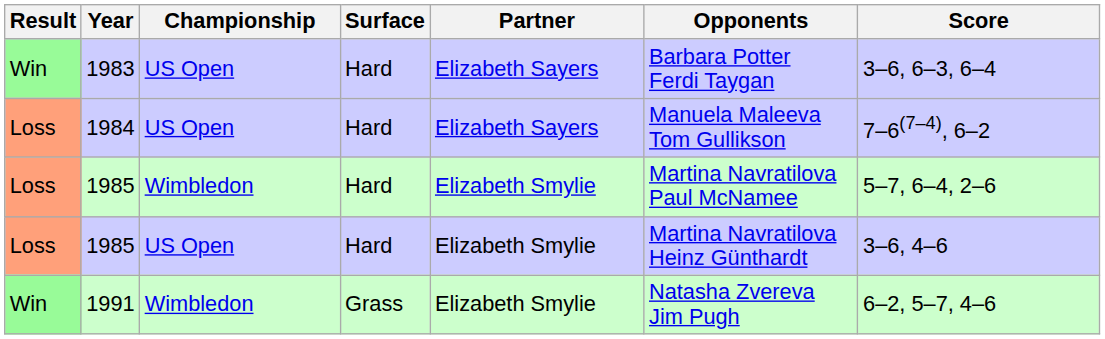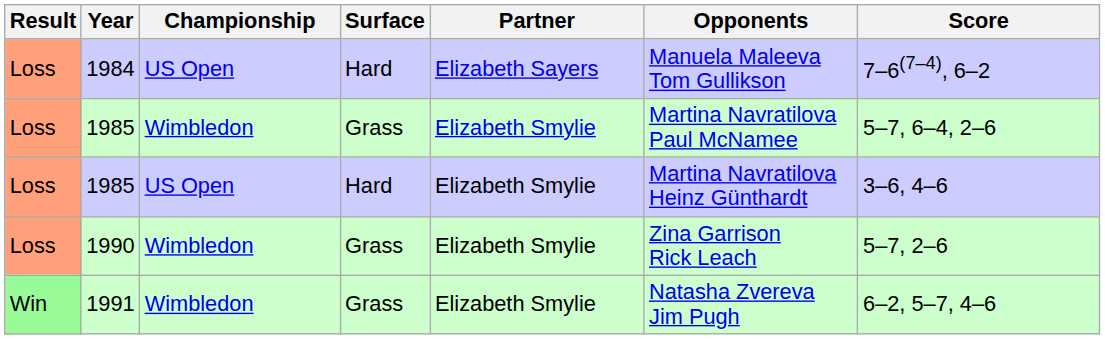- row: (110, 68)
(369, 186) Hard -> (374, 127) Grass
+ row: (110, 245)
